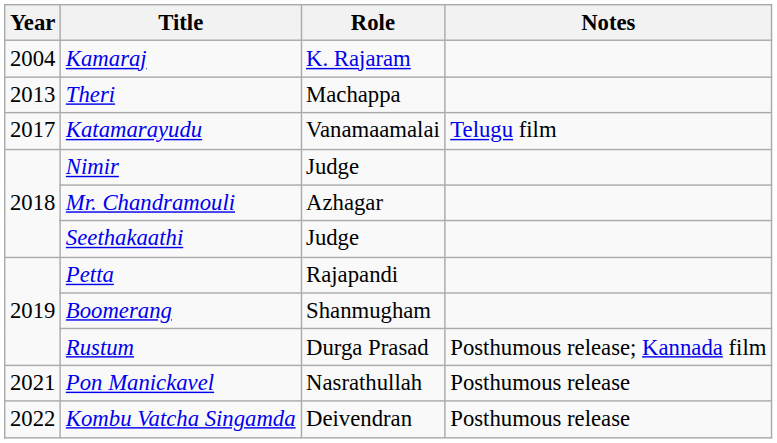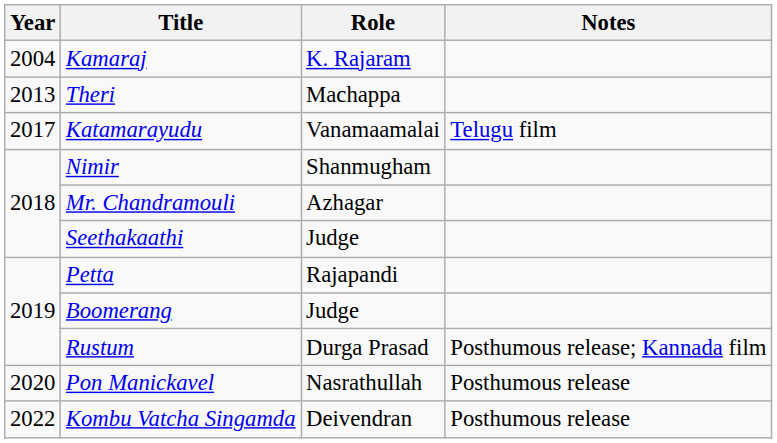(333, 166) Judge -> (369, 166) Shanmugham
(369, 310) Shanmugham -> (333, 310) Judge
(33, 382) 2021 -> (33, 382) 2020
